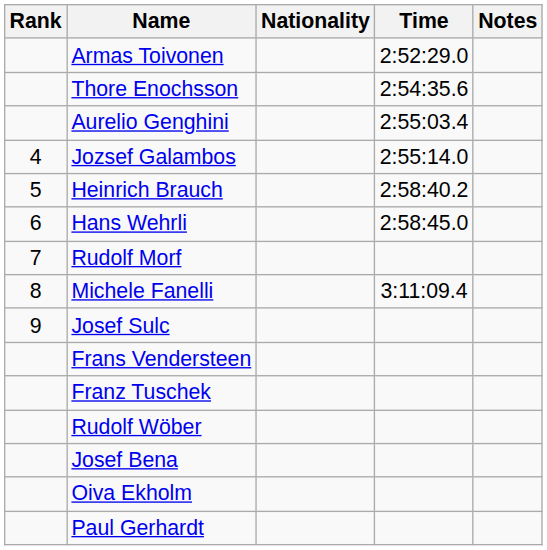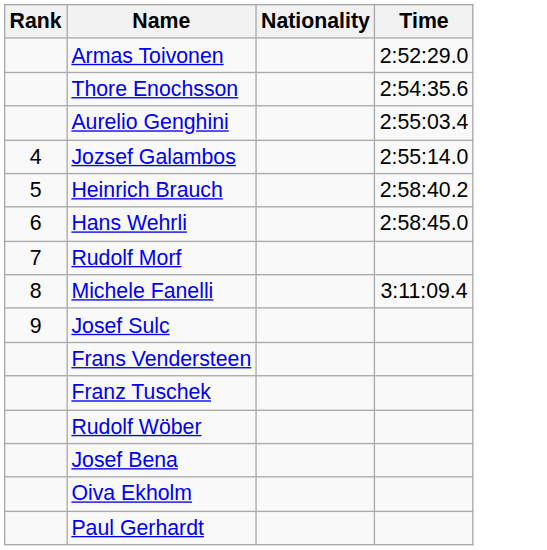- column: (508, 21)
